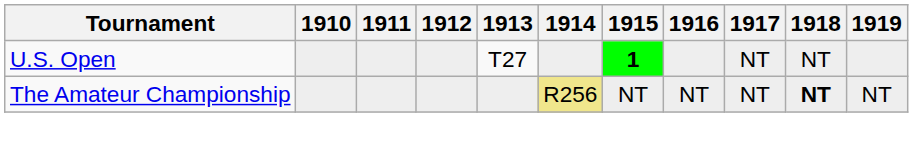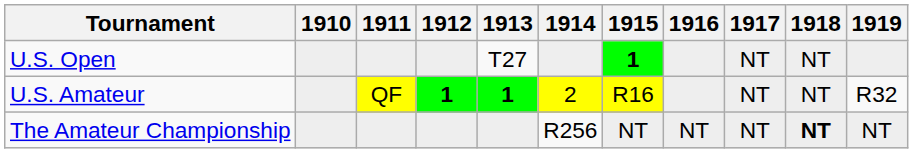+ row: (77, 95)
(570, 95) khaki background -> (570, 130) no background
